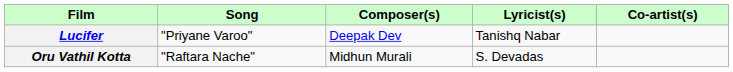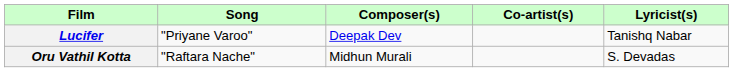columns swapped: (535, 14) <-> (663, 14)
